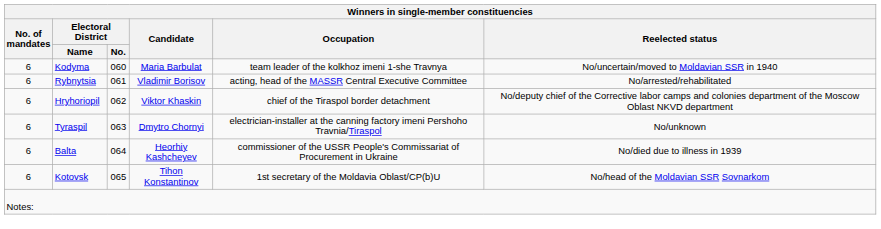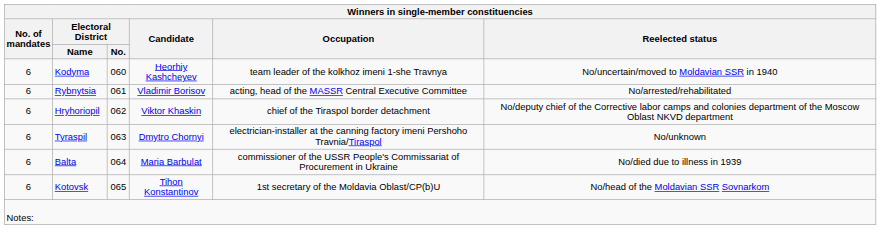(171, 66) Maria Barbulat -> (171, 71) Heorhiy Kashcheyev
(171, 151) Heorhiy Kashcheyev -> (171, 161) Maria Barbulat
